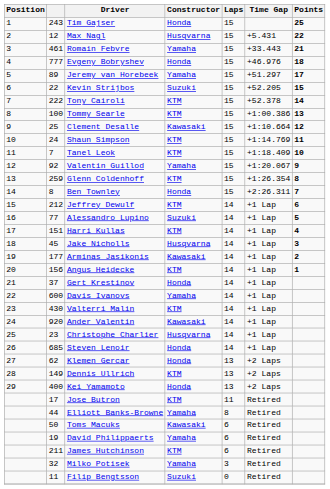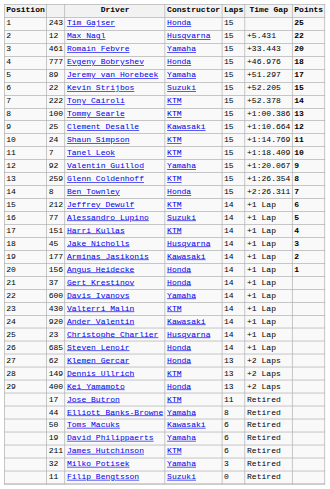(299, 50) 21 -> (299, 50) 20
(174, 270) KTM -> (179, 270) Honda
